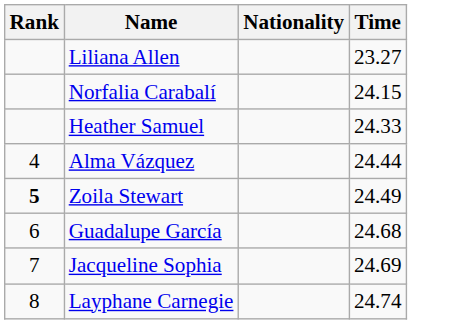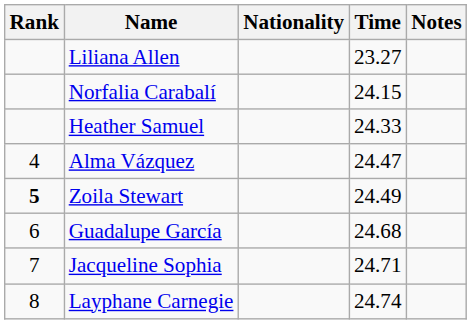+ column: (436, 22)
(378, 161) 24.44 -> (378, 161) 24.47
(378, 265) 24.69 -> (378, 265) 24.71
